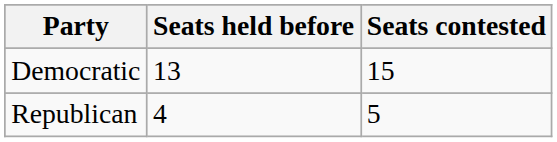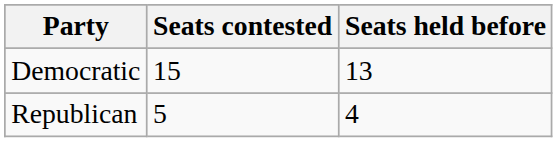columns swapped: (254, 26) <-> (456, 26)
